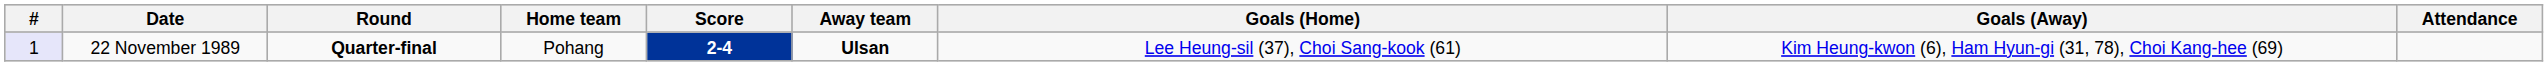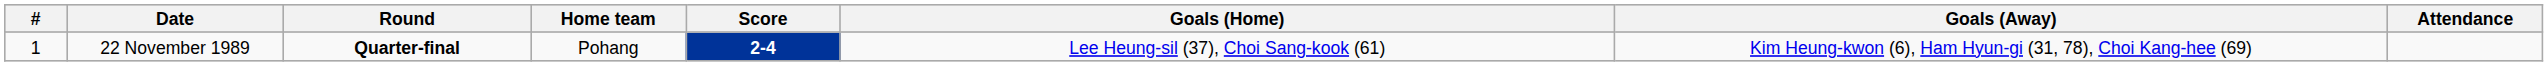- column: (865, 19)
(34, 47) lavender background -> (36, 47) no background
